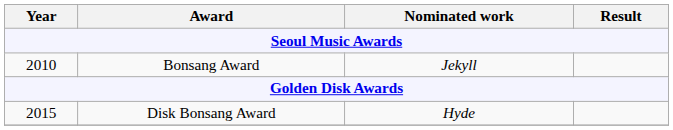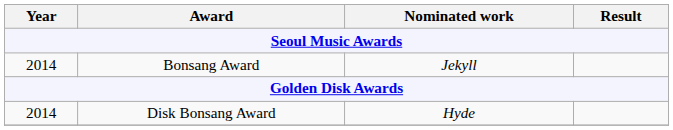(41, 64) 2010 -> (41, 64) 2014
(41, 112) 2015 -> (41, 112) 2014
